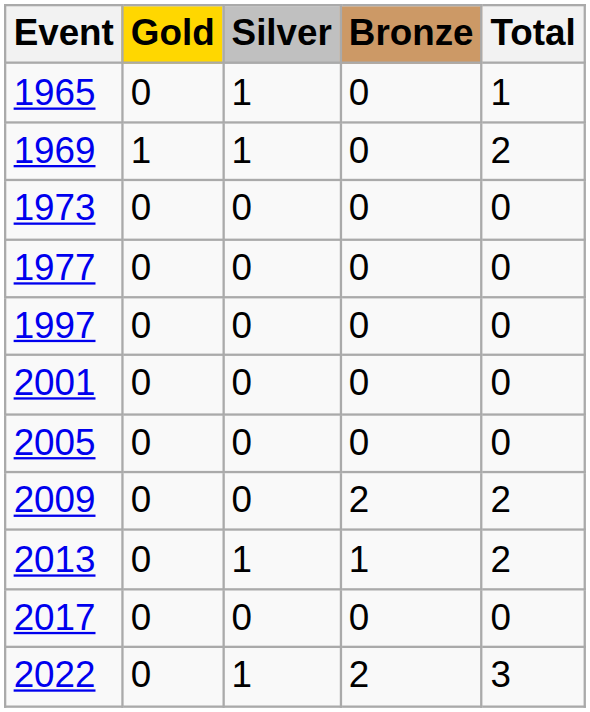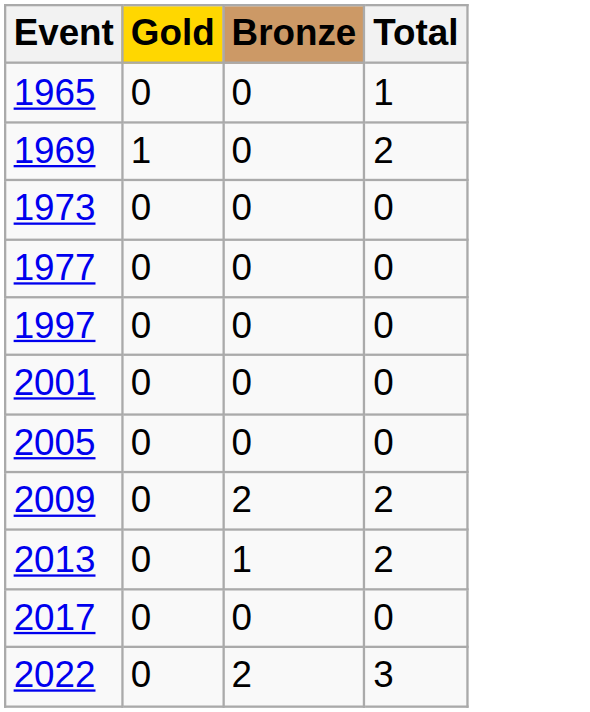- column: (282, 33)
